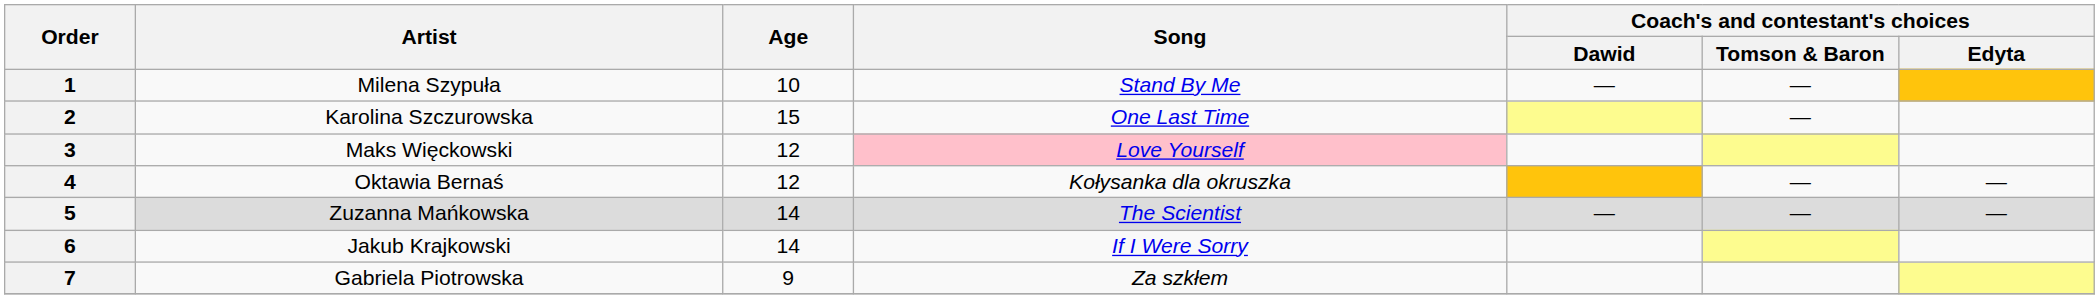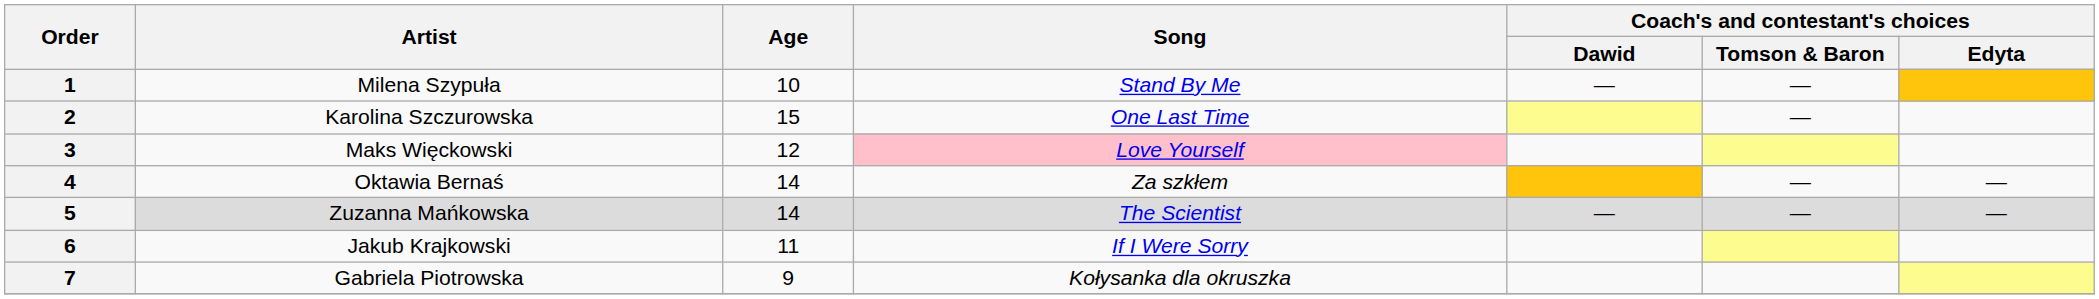(788, 182) 12 -> (788, 182) 14
(1180, 182) Kołysanka dla okruszka -> (1180, 182) Za szkłem
(788, 246) 14 -> (788, 246) 11
(1180, 278) Za szkłem -> (1180, 278) Kołysanka dla okruszka
